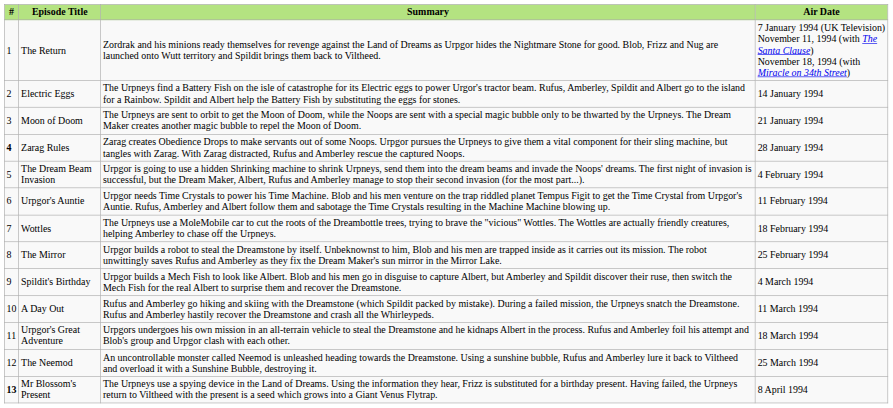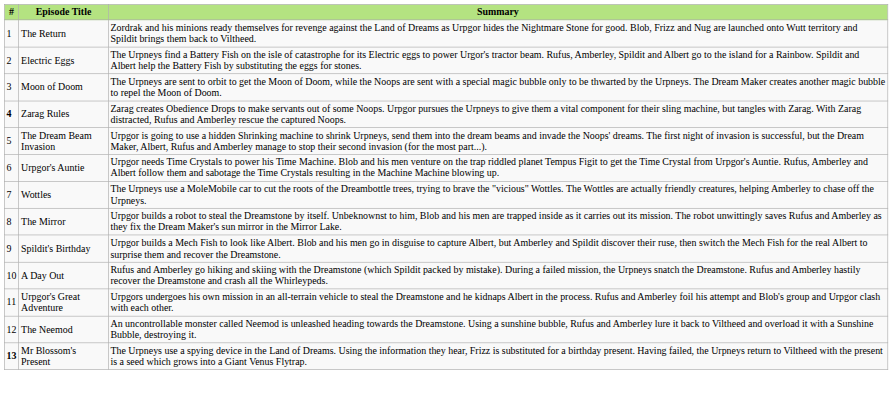- column: (821, 12)
